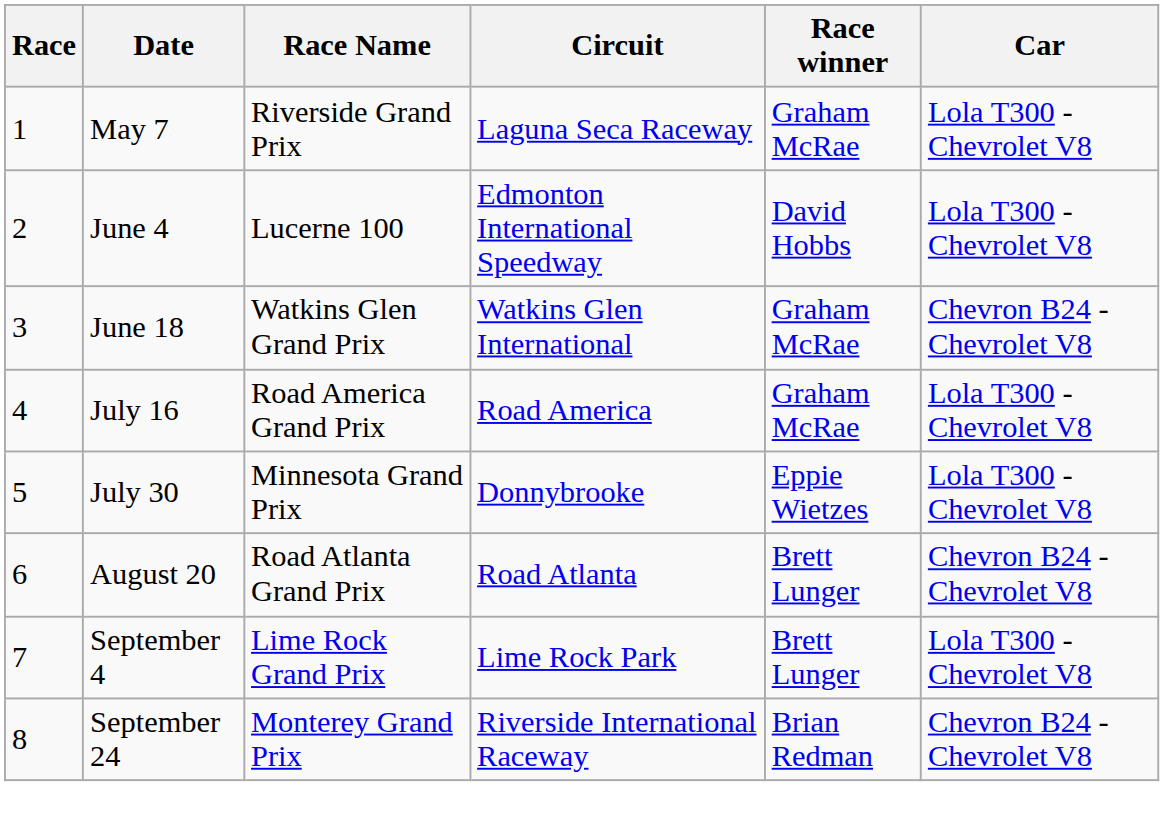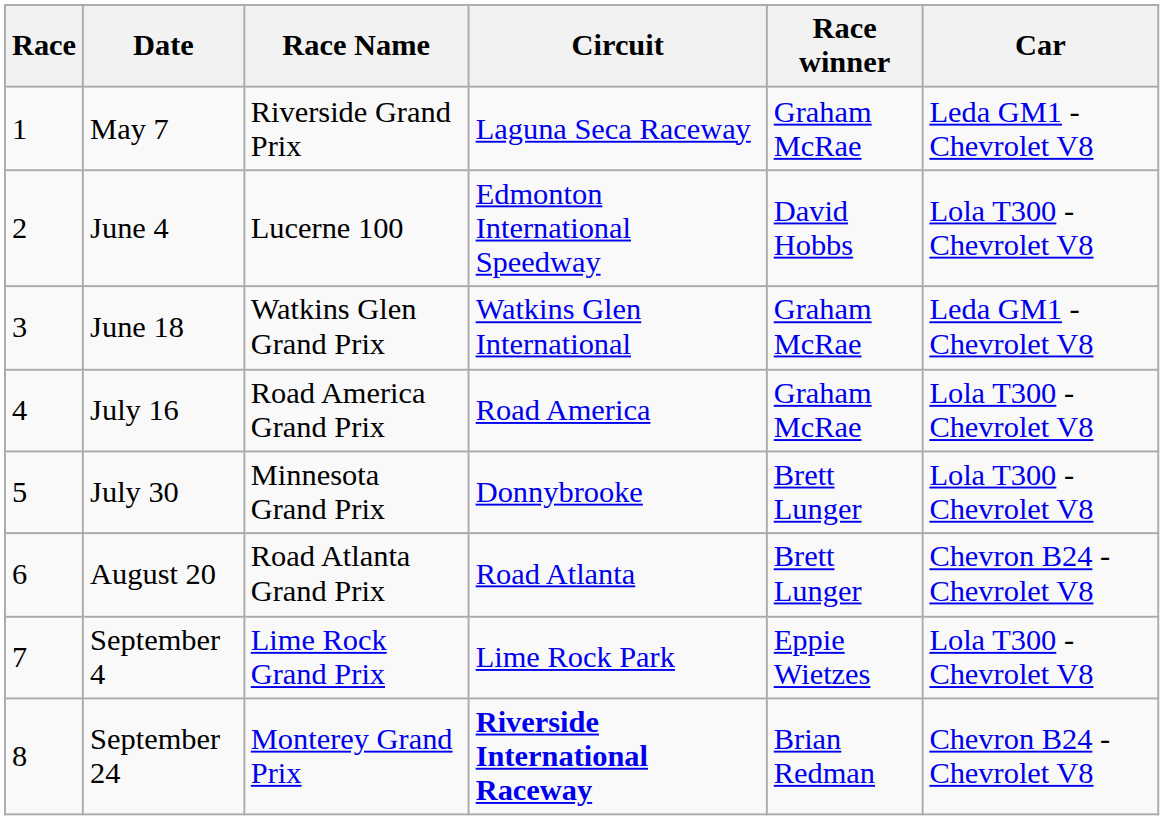(1010, 128) Lola T300 - Chevrolet V8 -> (1011, 128) Leda GM1 - Chevrolet V8
(1018, 327) Chevron B24 - Chevrolet V8 -> (1011, 327) Leda GM1 - Chevrolet V8
(820, 491) Eppie Wietzes -> (818, 491) Brett Lunger
(816, 656) Brett Lunger -> (822, 656) Eppie Wietzes
(617, 739) normal -> (562, 756) bold
